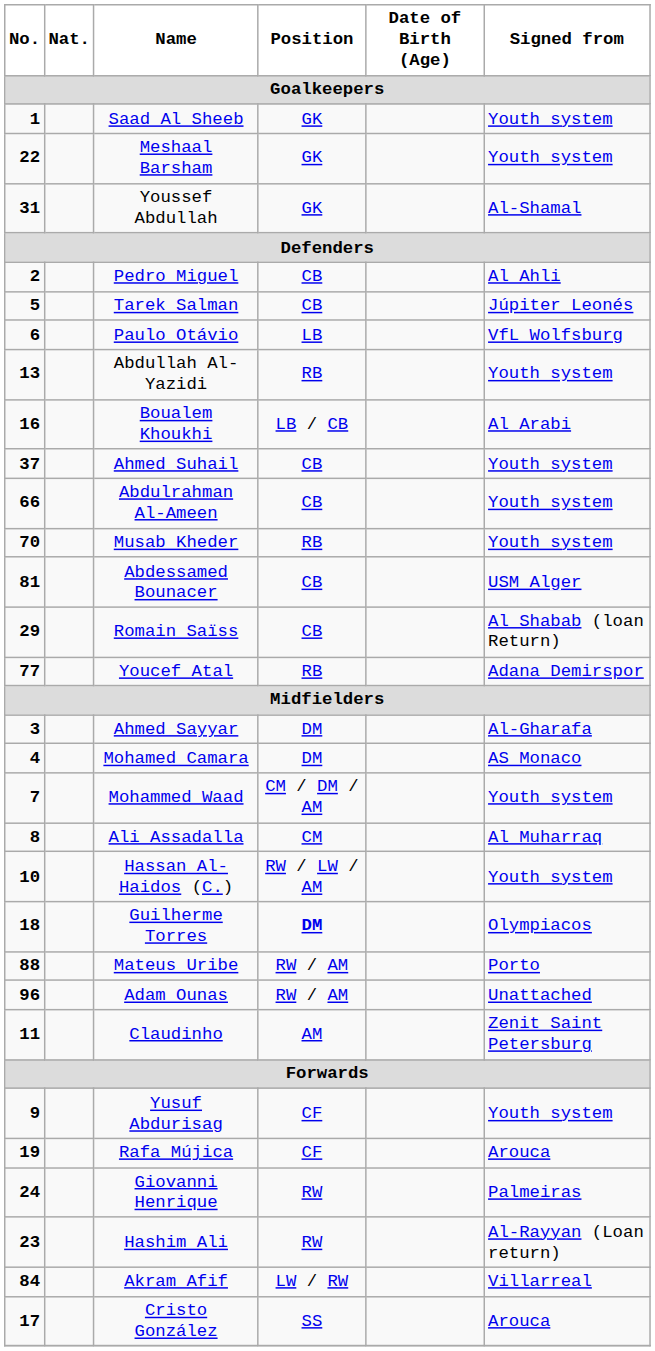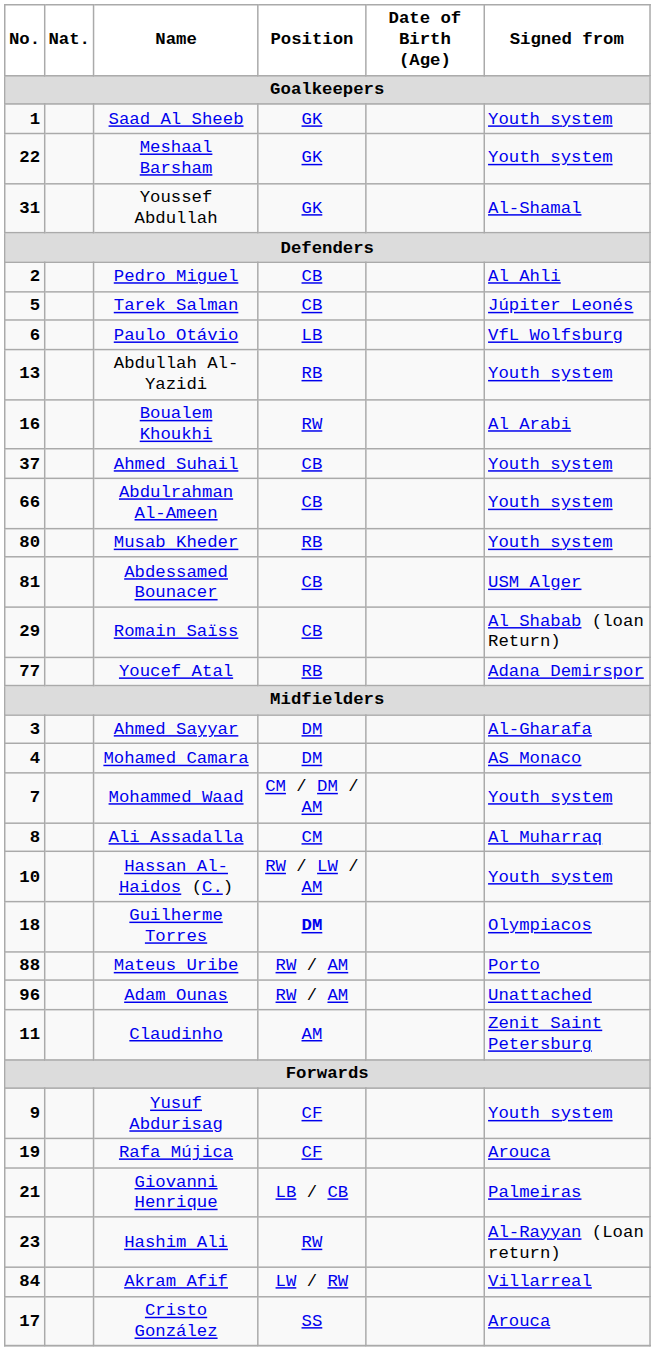(312, 424) LB / CB -> (312, 424) RW
(30, 542) 70 -> (30, 542) 80
(30, 1192) 24 -> (30, 1192) 21
(312, 1192) RW -> (312, 1192) LB / CB
